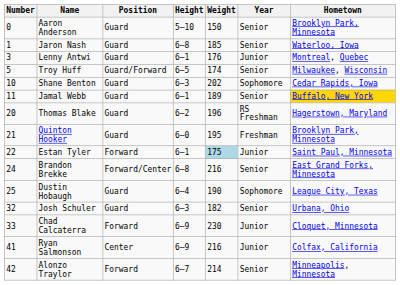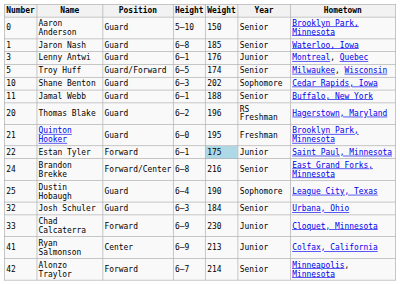(214, 97) 189 -> (214, 97) 188
(333, 97) gold background -> (333, 97) no background
(214, 209) 182 -> (214, 209) 184
(214, 248) 216 -> (214, 248) 213
